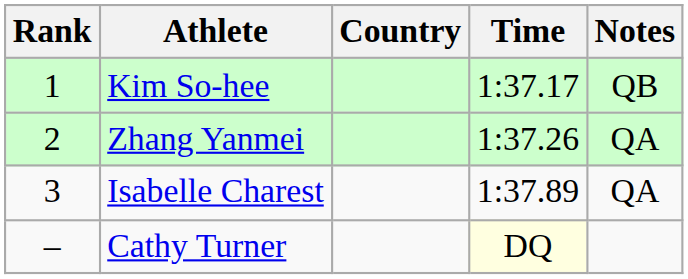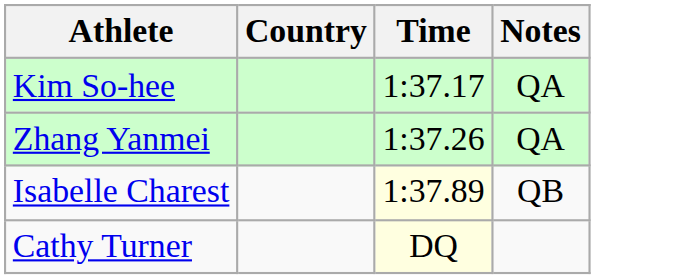- column: (52, 31)
(635, 84) QB -> (541, 84) QA
(528, 191) no background -> (434, 191) lightyellow background
(635, 191) QA -> (541, 191) QB
